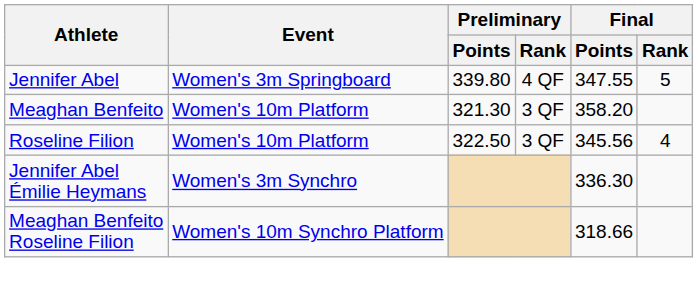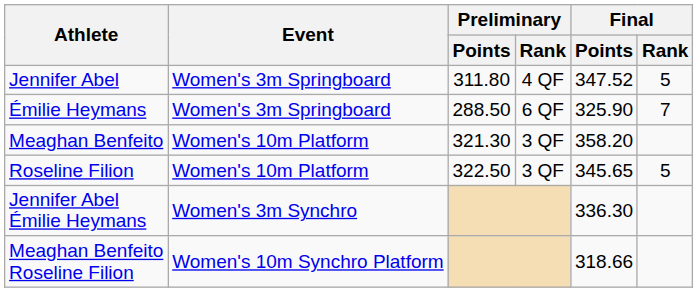(482, 80) 339.80 -> (482, 80) 311.80
(604, 80) 347.55 -> (604, 80) 347.52
+ row: (78, 110)
(604, 140) 345.56 -> (604, 170) 345.65
(665, 140) 4 -> (665, 170) 5
